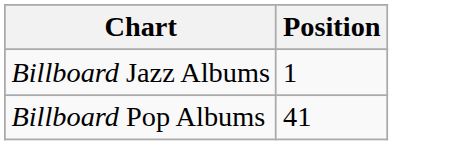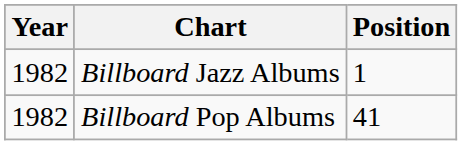+ column: (40, 26)
